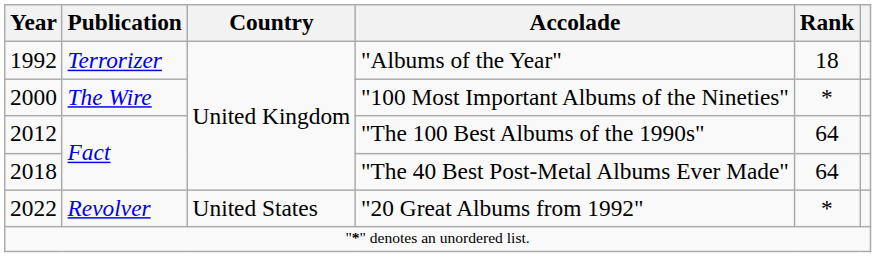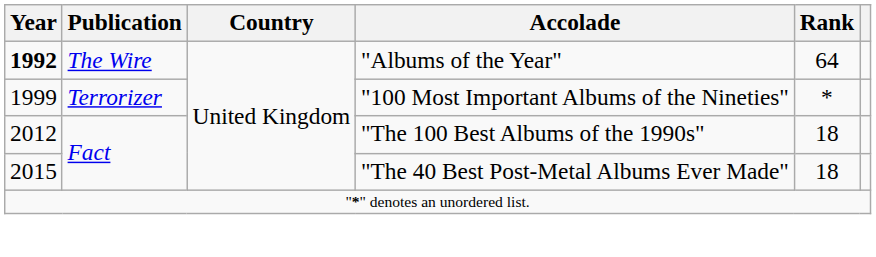(33, 60) normal -> (33, 60) bold
(115, 60) Terrorizer -> (110, 60) The Wire
(827, 60) 18 -> (827, 60) 64
(33, 97) 2000 -> (33, 97) 1999
(110, 97) The Wire -> (115, 97) Terrorizer
(827, 134) 64 -> (827, 134) 18
(33, 171) 2018 -> (33, 171) 2015
(827, 171) 64 -> (827, 171) 18
- row: (502, 208)
